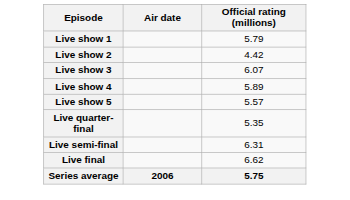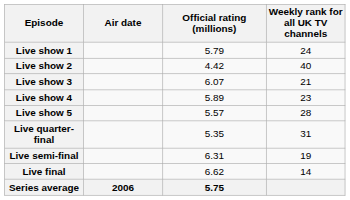+ column: (306, 23)
